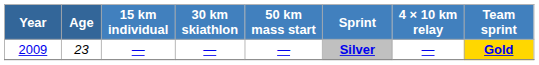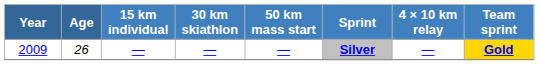(81, 50) 23 -> (81, 50) 26
